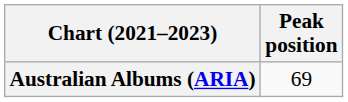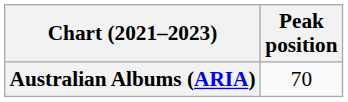(301, 79) 69 -> (301, 79) 70
